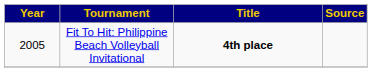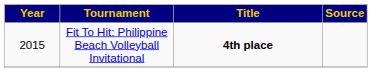(32, 44) 2005 -> (32, 44) 2015
